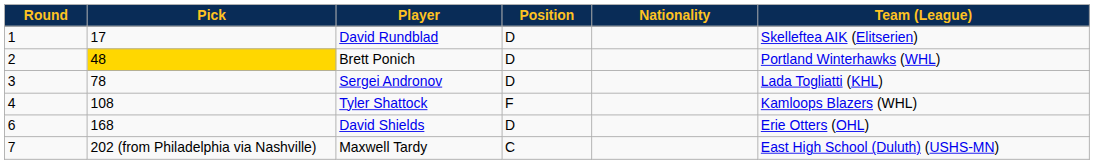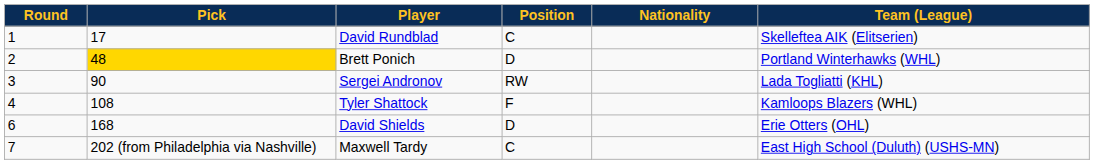(510, 37) D -> (510, 37) C
(98, 81) 78 -> (98, 81) 90
(510, 81) D -> (517, 81) RW
